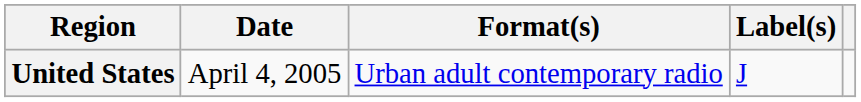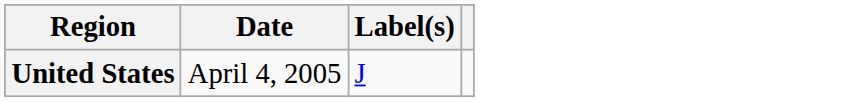- column: (539, 27)
